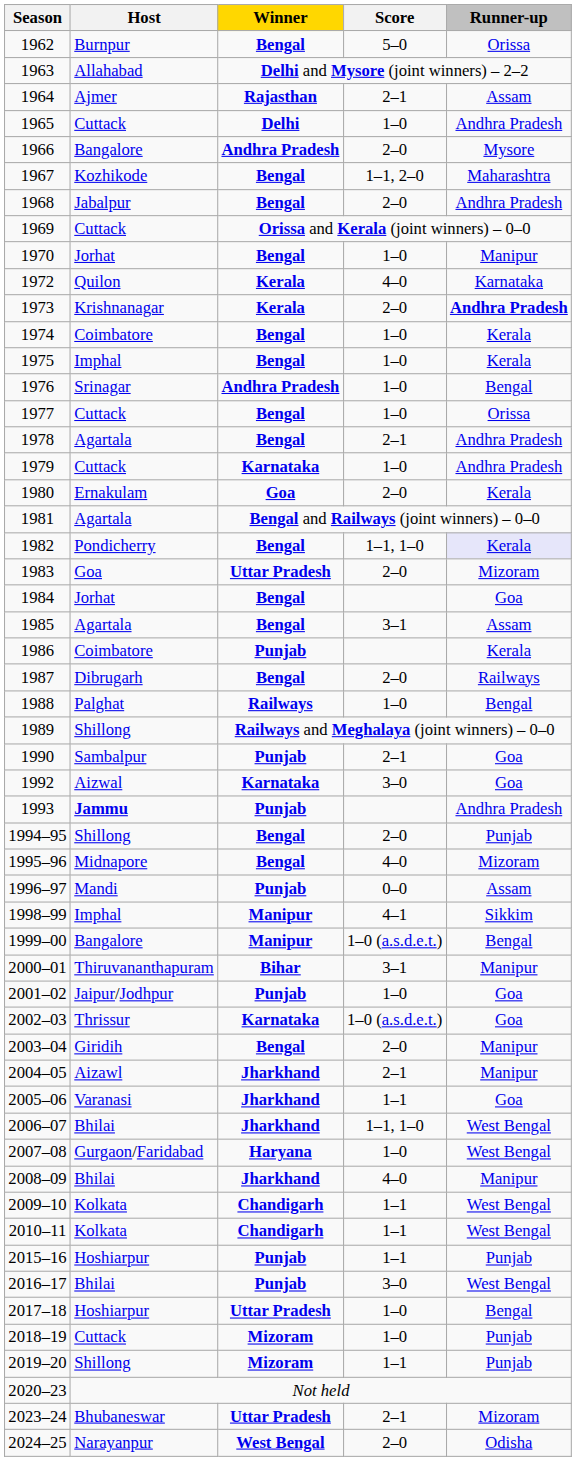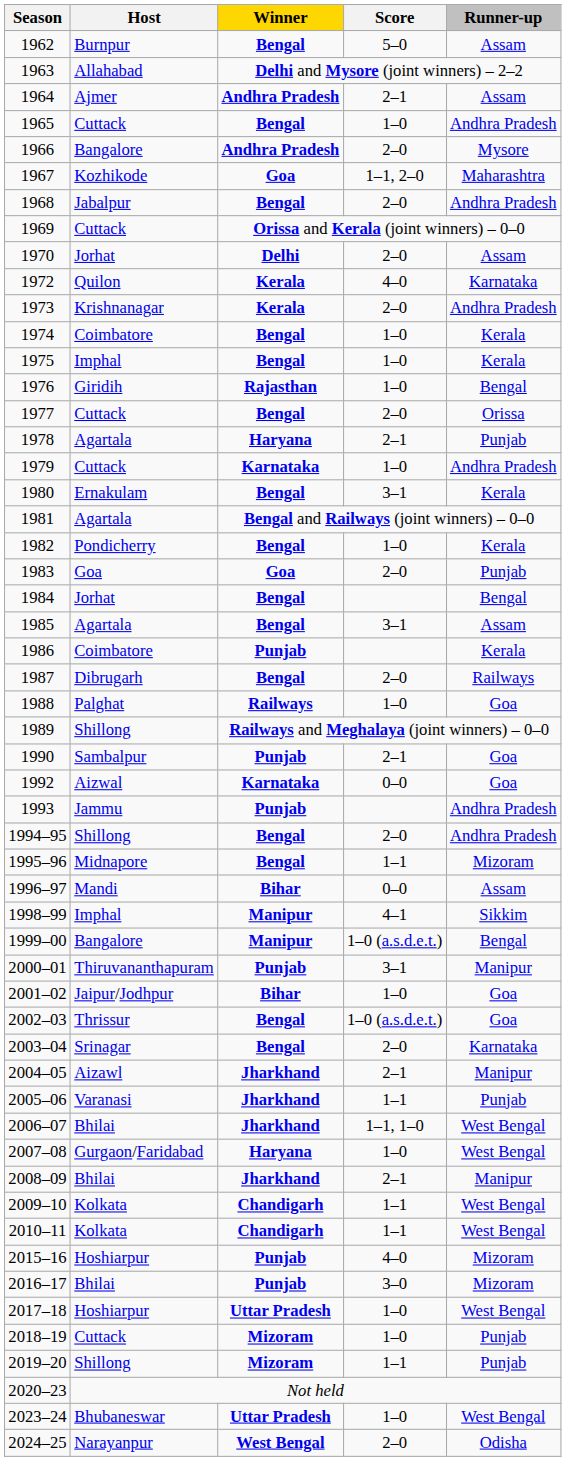(509, 44) Orissa -> (503, 44) Assam
(280, 96) Rajasthan -> (280, 96) Andhra Pradesh
(280, 123) Delhi -> (280, 123) Bengal
(280, 176) Bengal -> (280, 176) Goa
(280, 255) Bengal -> (280, 255) Delhi
(395, 255) 1–0 -> (395, 255) 2–0
(509, 255) Manipur -> (503, 255) Assam
(509, 307) bold -> (503, 307) normal
(102, 387) Srinagar -> (98, 387) Giridih
(280, 387) Andhra Pradesh -> (280, 387) Rajasthan
(395, 413) 1–0 -> (395, 413) 2–0
(280, 439) Bengal -> (280, 439) Haryana
(509, 439) Andhra Pradesh -> (503, 439) Punjab
(280, 492) Goa -> (280, 492) Bengal
(395, 492) 2–0 -> (395, 492) 3–1
(395, 545) 1–1, 1–0 -> (395, 545) 1–0
(509, 545) lavender background -> (503, 545) no background
(280, 571) Uttar Pradesh -> (280, 571) Goa
(509, 571) Mizoram -> (503, 571) Punjab
(509, 598) Goa -> (503, 598) Bengal
(509, 703) Bengal -> (503, 703) Goa
(395, 783) 3–0 -> (395, 783) 0–0
(101, 809) bold -> (98, 809) normal
(509, 835) Punjab -> (503, 835) Andhra Pradesh
(395, 862) 4–0 -> (395, 862) 1–1
(280, 888) Punjab -> (280, 888) Bihar
(280, 967) Bihar -> (280, 967) Punjab
(280, 994) Punjab -> (280, 994) Bihar
(280, 1020) Karnataka -> (280, 1020) Bengal
(98, 1046) Giridih -> (102, 1046) Srinagar
(509, 1046) Manipur -> (503, 1046) Karnataka
(509, 1099) Goa -> (503, 1099) Punjab
(395, 1178) 4–0 -> (395, 1178) 2–1
(395, 1258) 1–1 -> (395, 1258) 4–0
(509, 1258) Punjab -> (503, 1258) Mizoram
(509, 1284) West Bengal -> (503, 1284) Mizoram
(509, 1310) Bengal -> (503, 1310) West Bengal
(395, 1416) 2–1 -> (395, 1416) 1–0
(509, 1416) Mizoram -> (503, 1416) West Bengal
